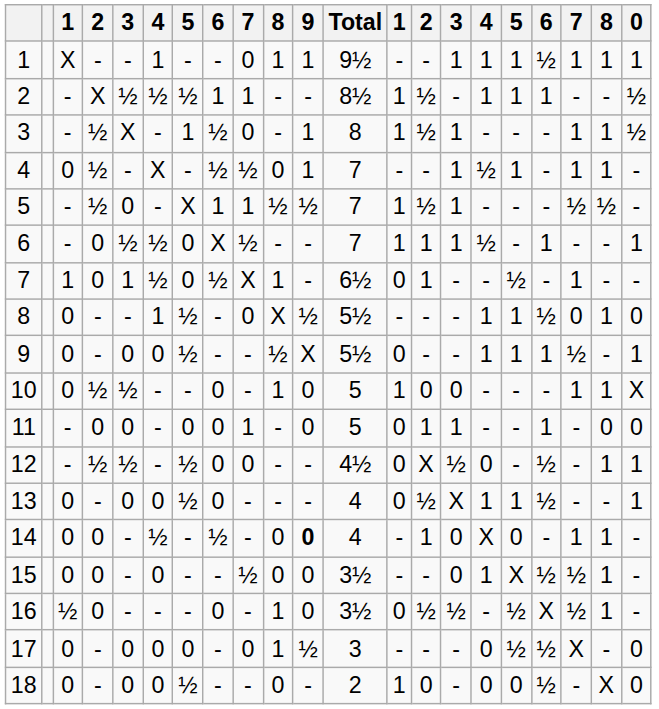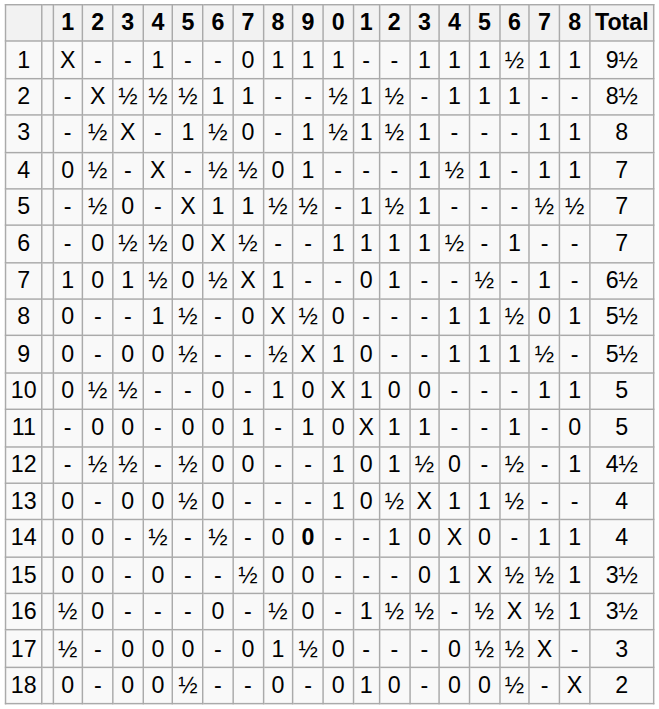columns swapped: (636, 22) <-> (355, 22)
(308, 427) 0 -> (308, 427) 1
(399, 427) 0 -> (366, 427) X
(426, 464) X -> (394, 464) 1
(278, 611) 1 -> (278, 611) ½
(399, 611) 0 -> (366, 611) 1
(68, 648) 0 -> (68, 648) ½
